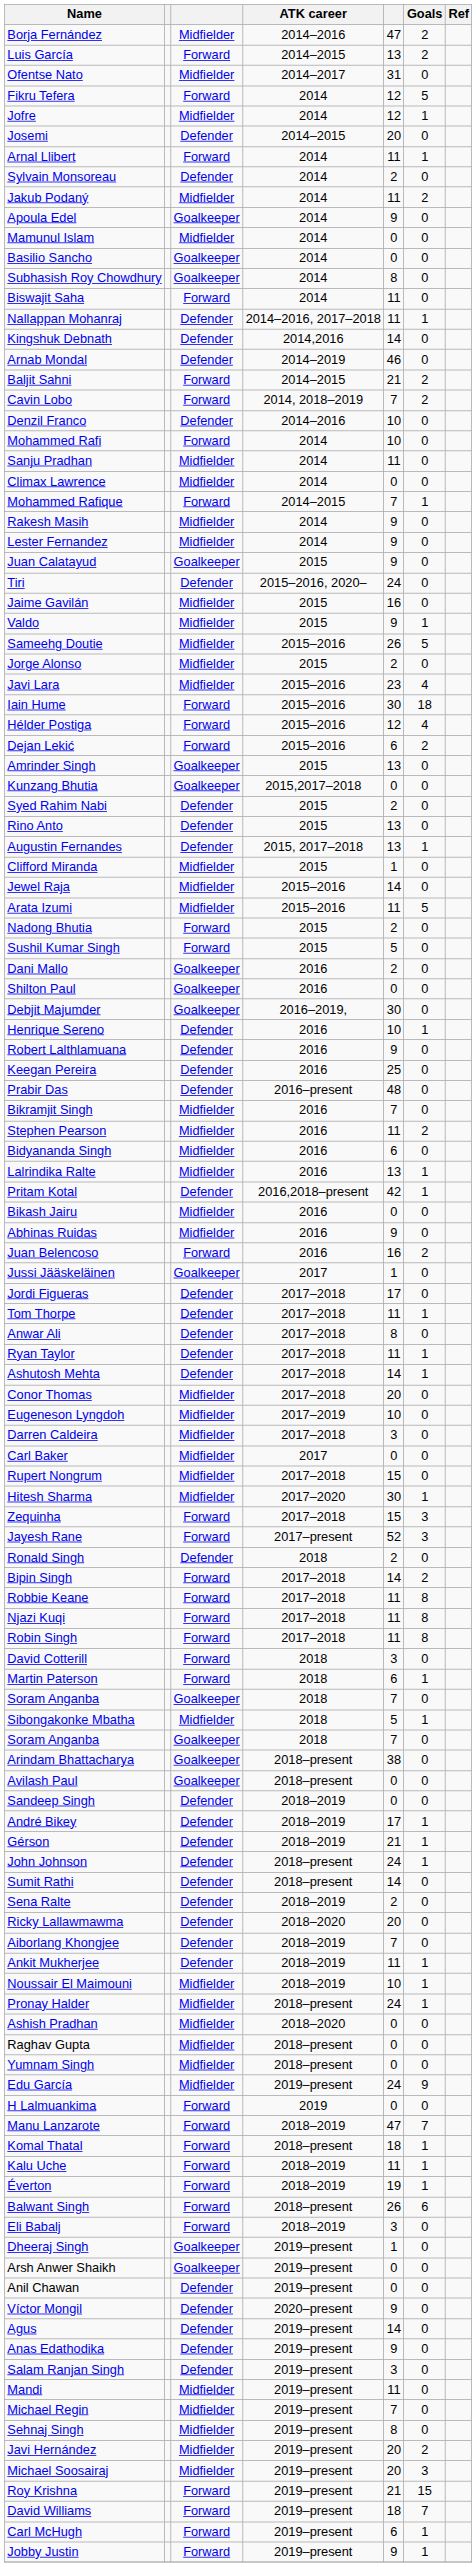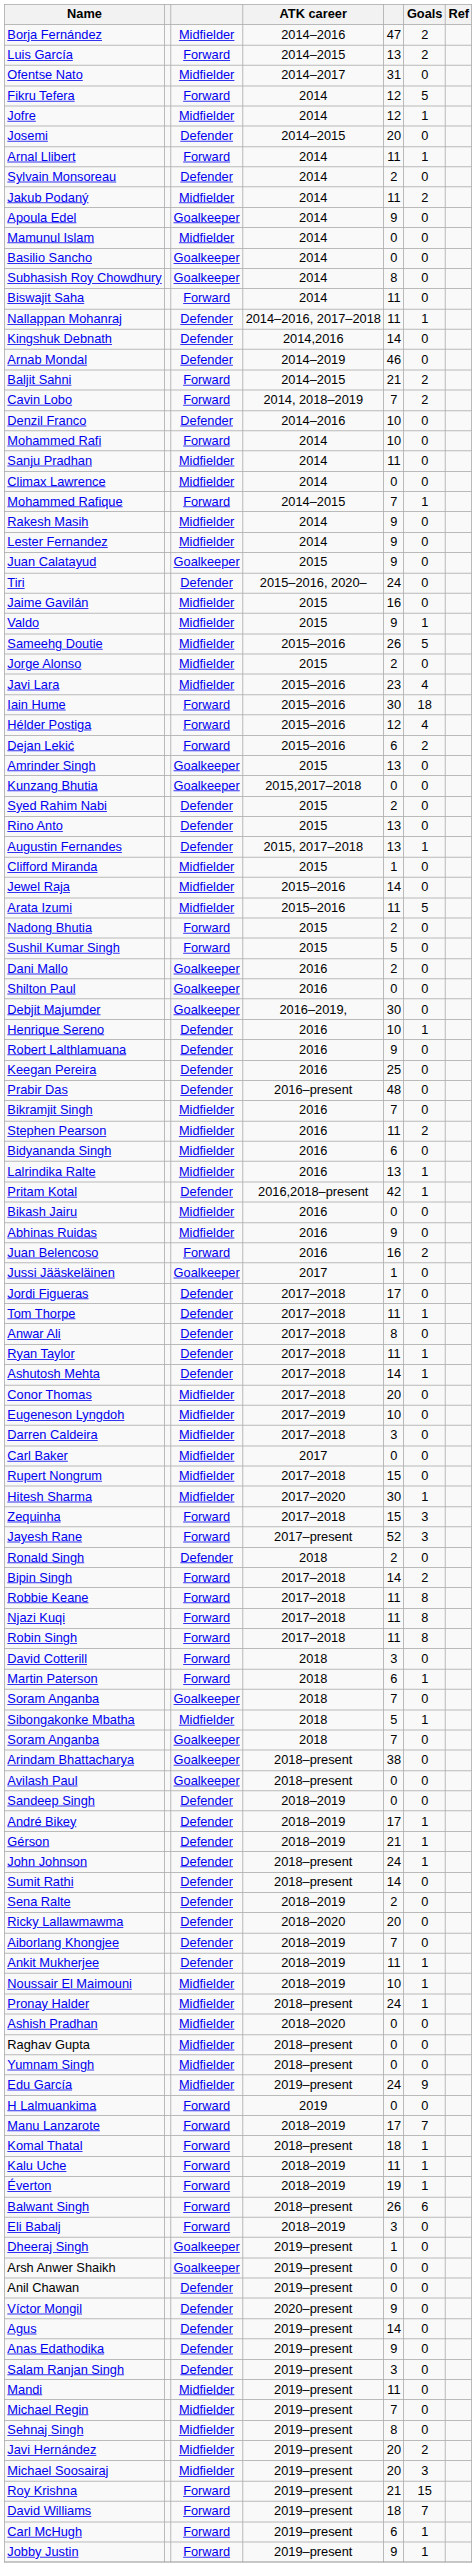(394, 2125) 47 -> (394, 2125) 17
